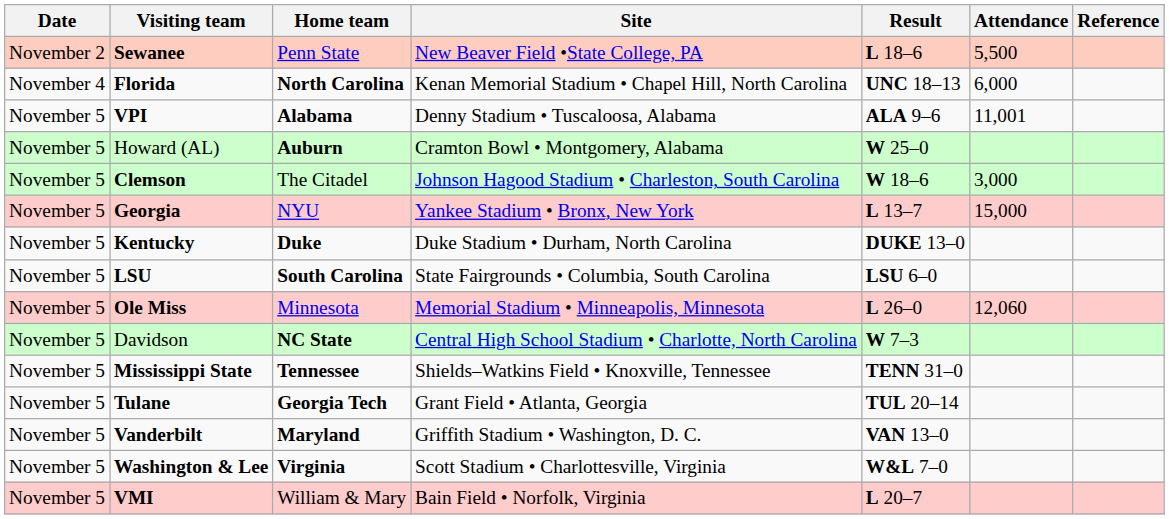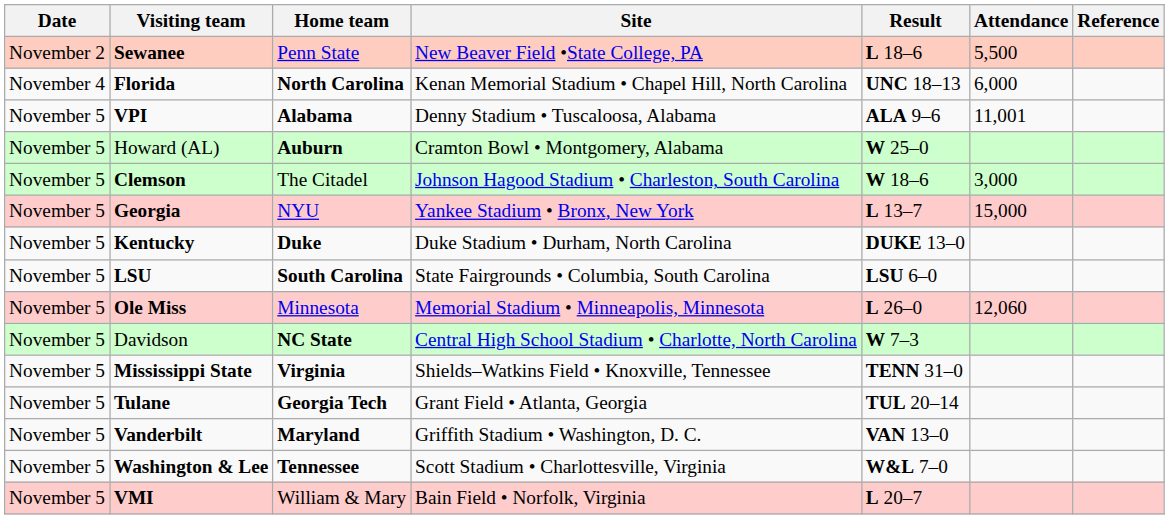(318, 370) Tennessee -> (311, 370) Virginia
(311, 466) Virginia -> (318, 466) Tennessee
